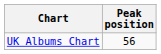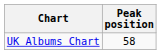(129, 41) 56 -> (129, 41) 58
